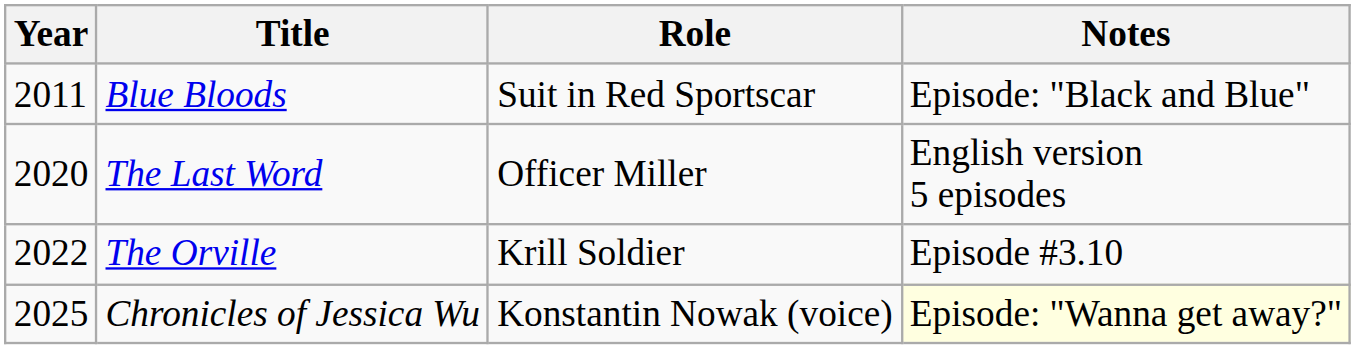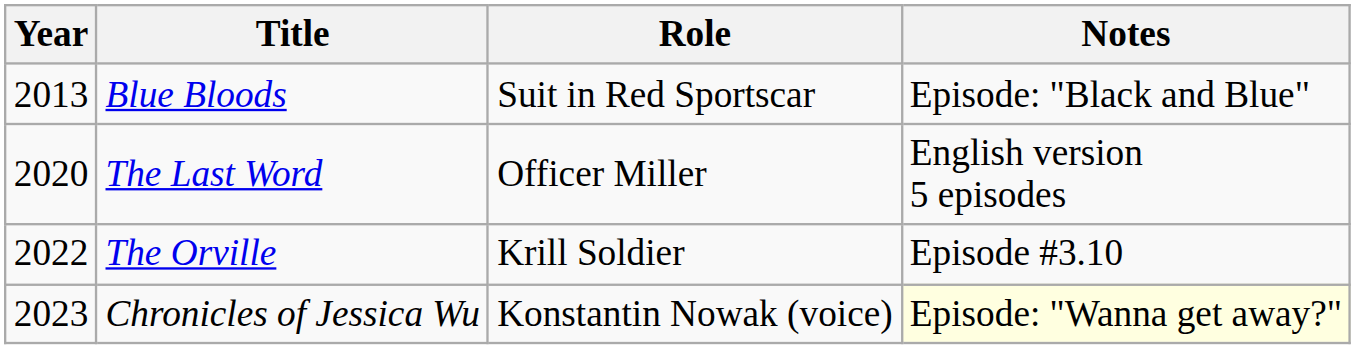(50, 93) 2011 -> (51, 93) 2013
(51, 312) 2025 -> (51, 312) 2023
